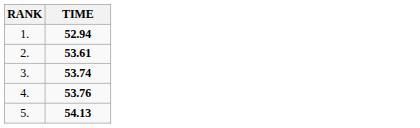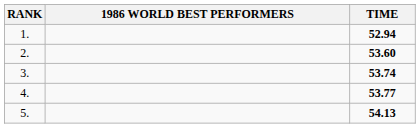+ column: (197, 14)
(78, 54) 53.61 -> (382, 54) 53.60
(78, 93) 53.76 -> (382, 93) 53.77
